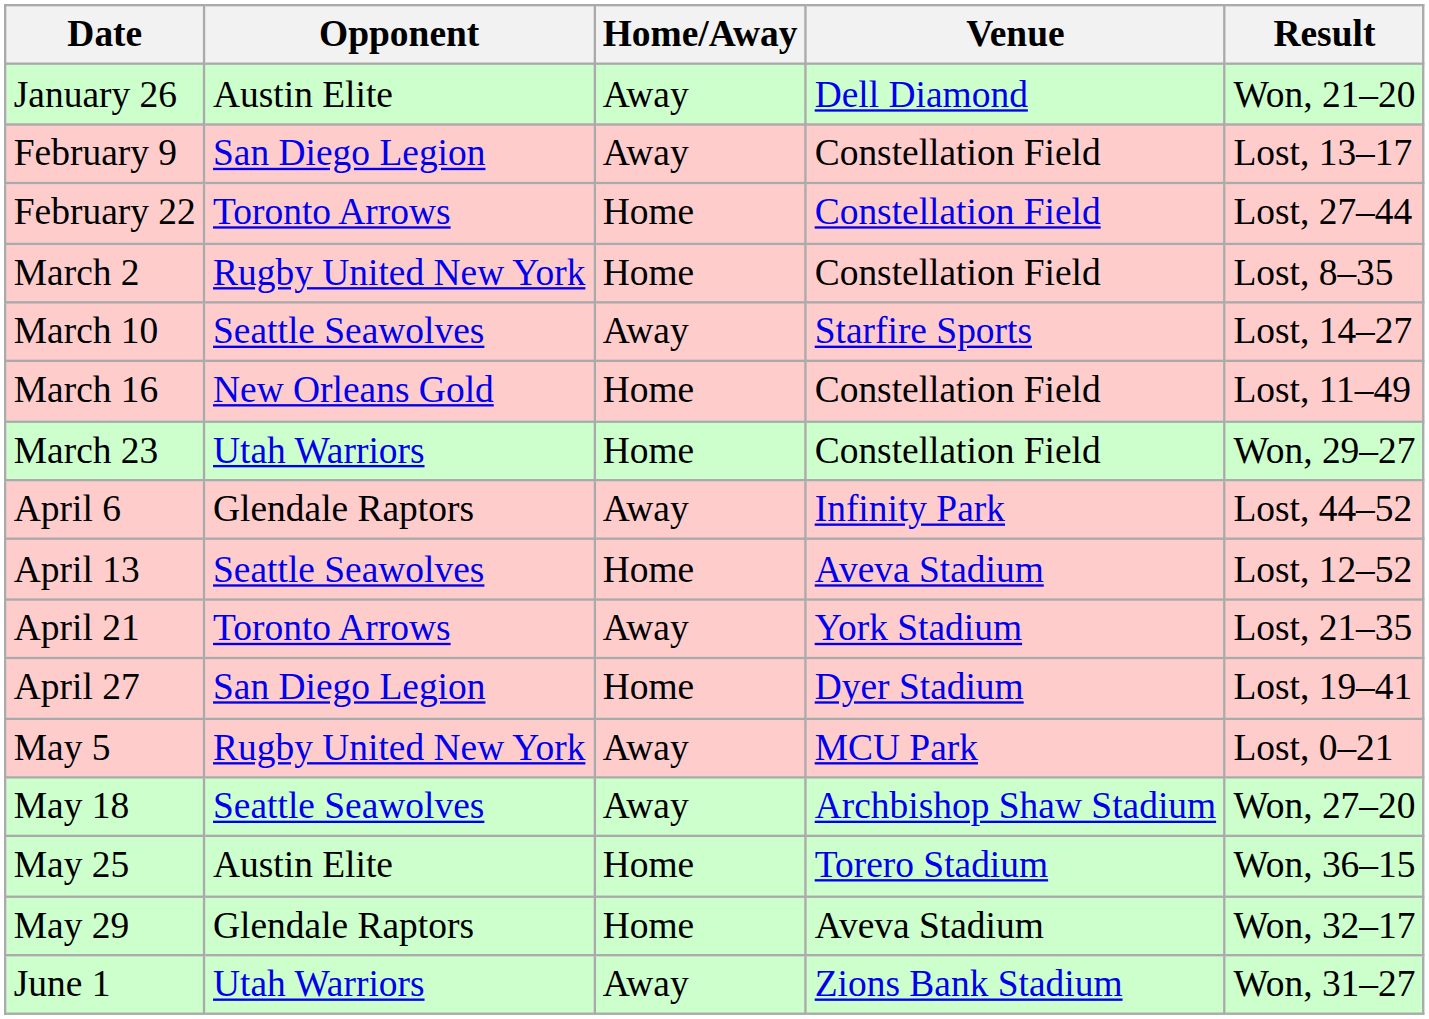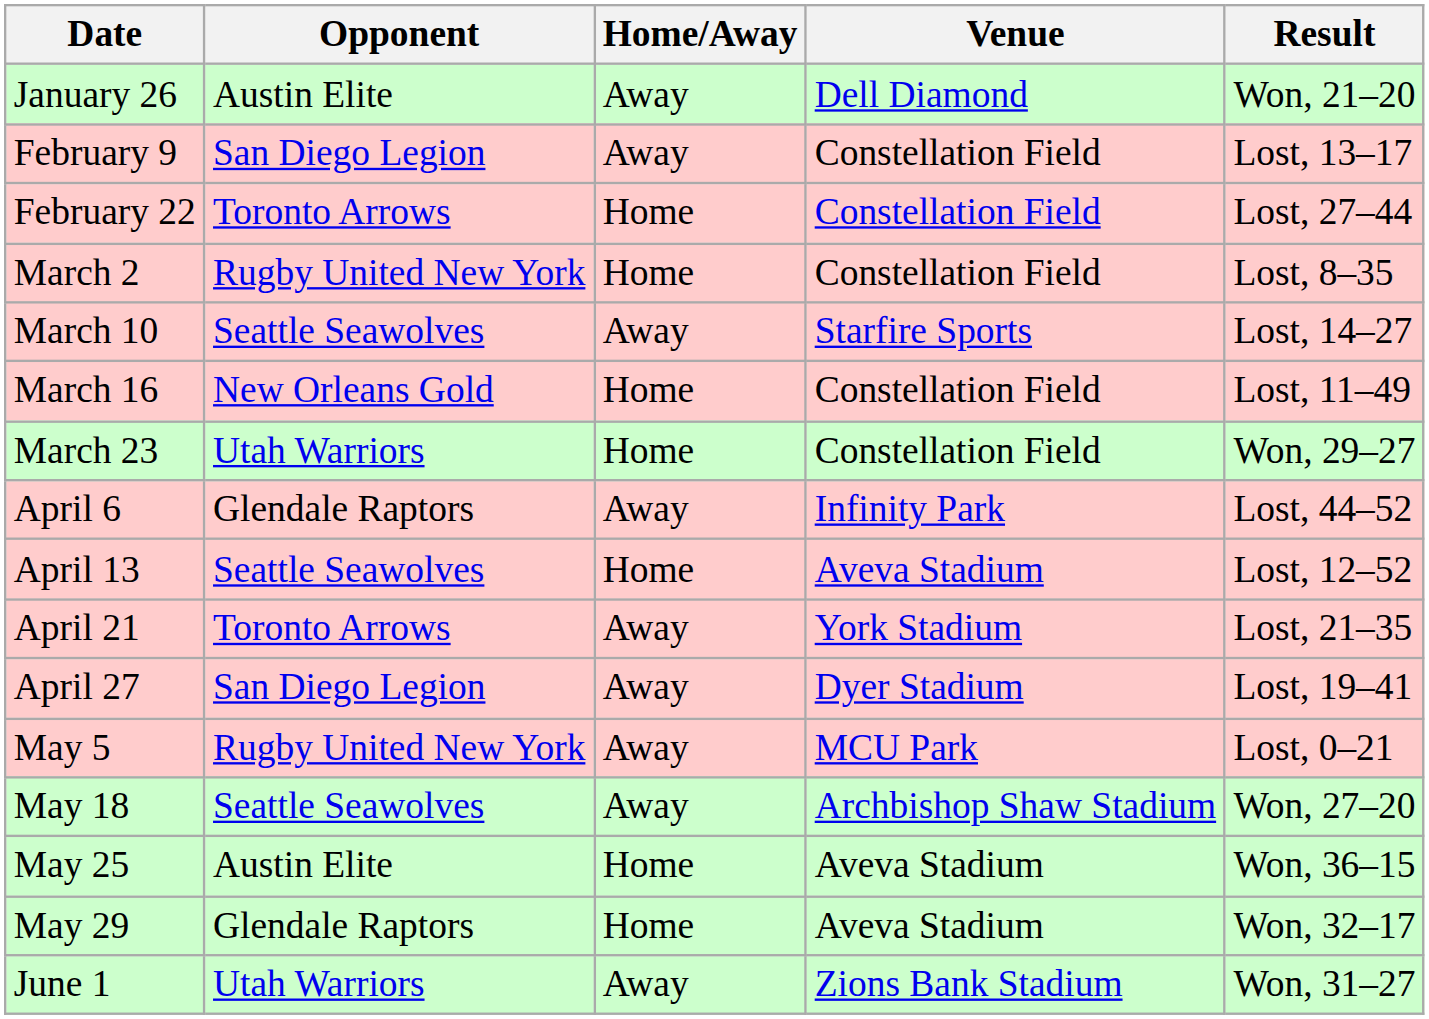(648, 687) Home -> (646, 687) Away
(931, 865) Torero Stadium -> (929, 865) Aveva Stadium
